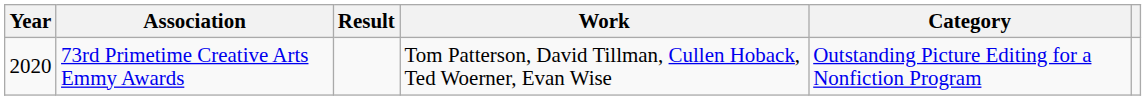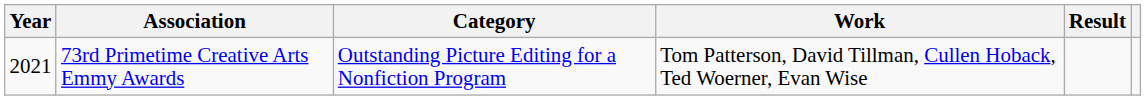columns swapped: (970, 21) <-> (366, 21)
(30, 66) 2020 -> (30, 66) 2021
